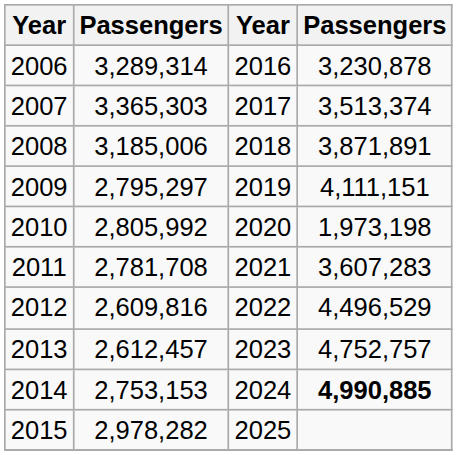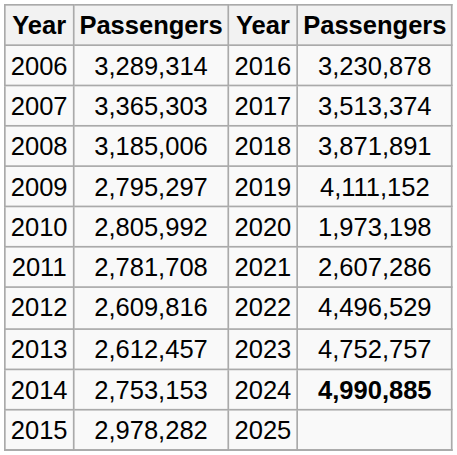(375, 187) 4,111,151 -> (375, 187) 4,111,152
(375, 268) 3,607,283 -> (375, 268) 2,607,286
